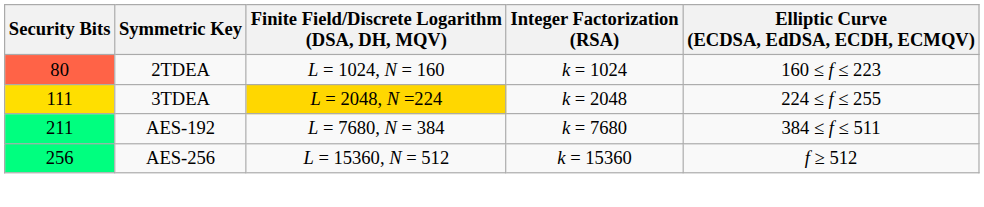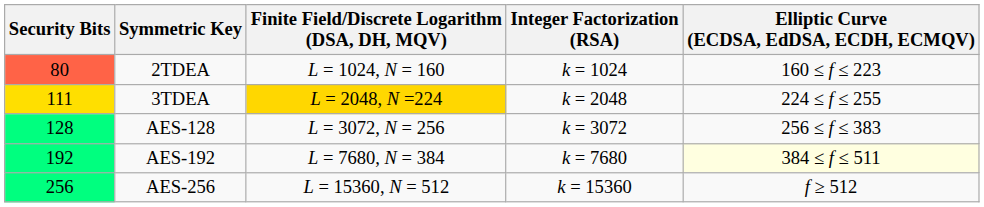+ row: (181, 128)
(60, 128) 211 -> (60, 157) 192
(831, 128) no background -> (831, 157) lightyellow background
